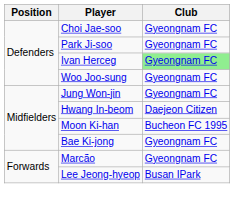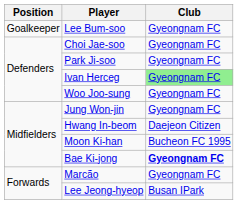+ row: (95, 28)
(181, 142) normal -> (186, 158) bold
